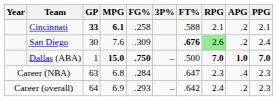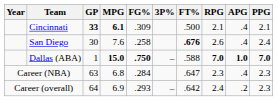(142, 27) .258 -> (142, 27) .309
(192, 27) .588 -> (192, 27) .500
(244, 27) .2 -> (244, 27) .4
(142, 42) .309 -> (142, 42) .258
(218, 42) lightgreen background -> (218, 42) no background
(244, 42) .2 -> (244, 42) .4
(192, 58) .500 -> (192, 58) .588
